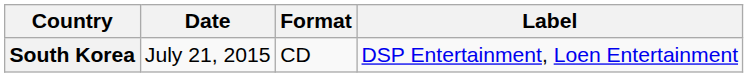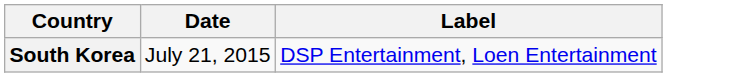- column: (316, 21)
